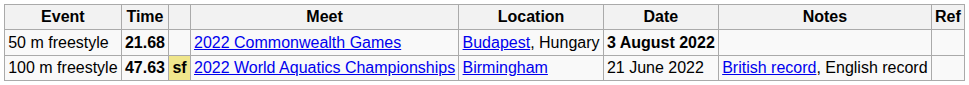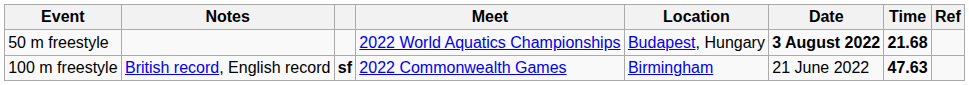columns swapped: (145, 17) <-> (825, 17)
(298, 42) 2022 Commonwealth Games -> (490, 42) 2022 World Aquatics Championships
(179, 67) khaki background -> (345, 67) no background
(325, 67) 2022 World Aquatics Championships -> (463, 67) 2022 Commonwealth Games
